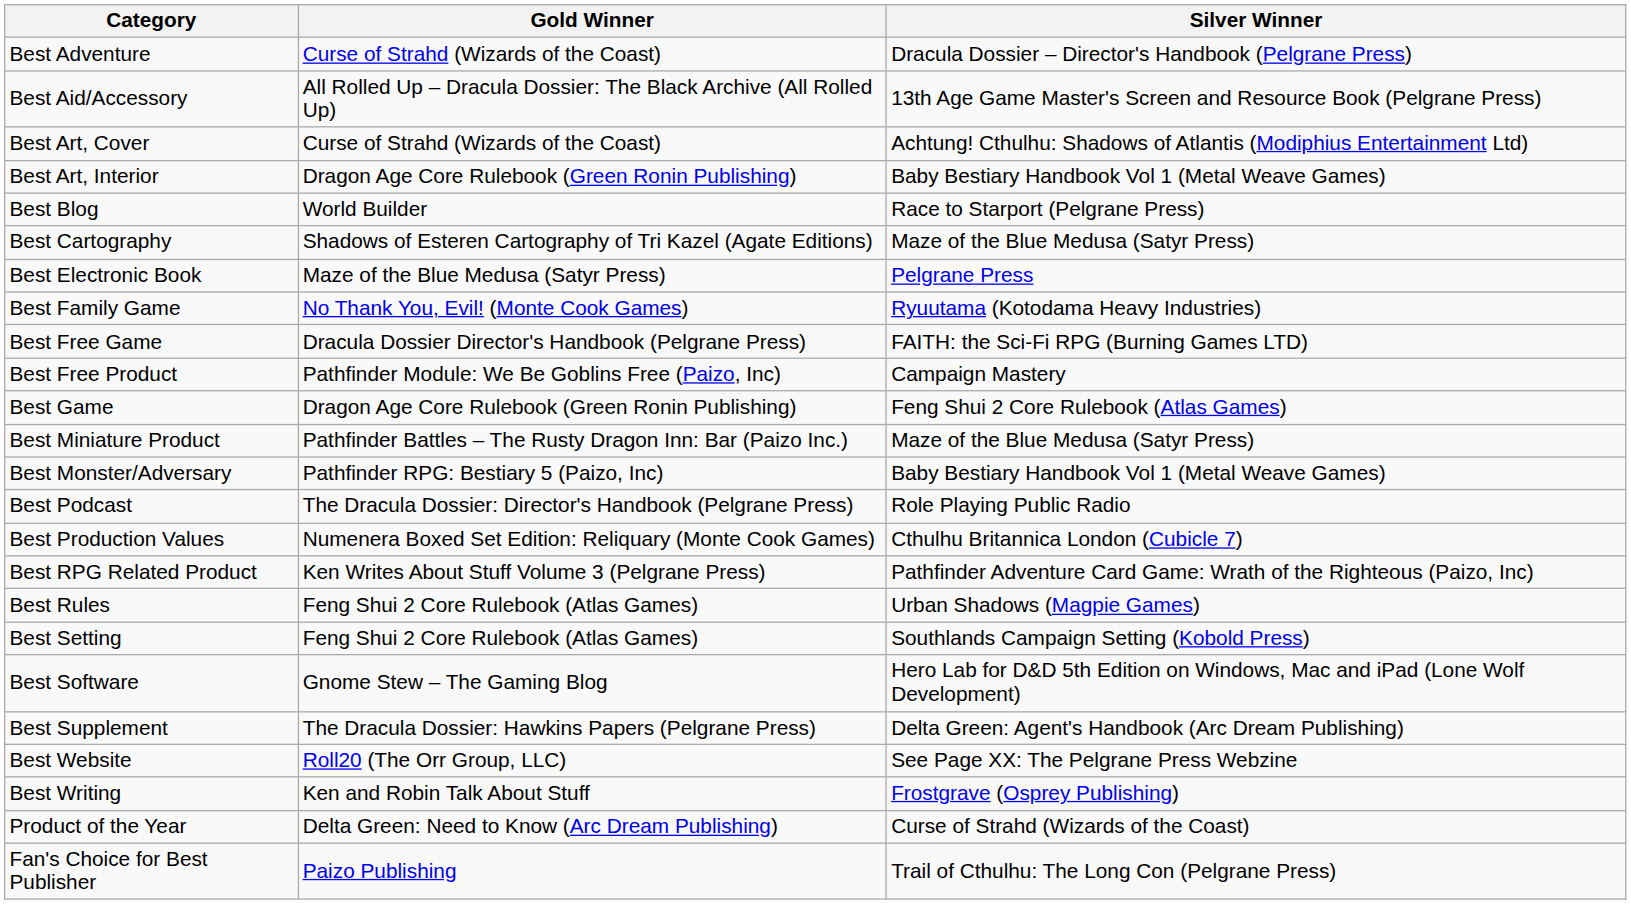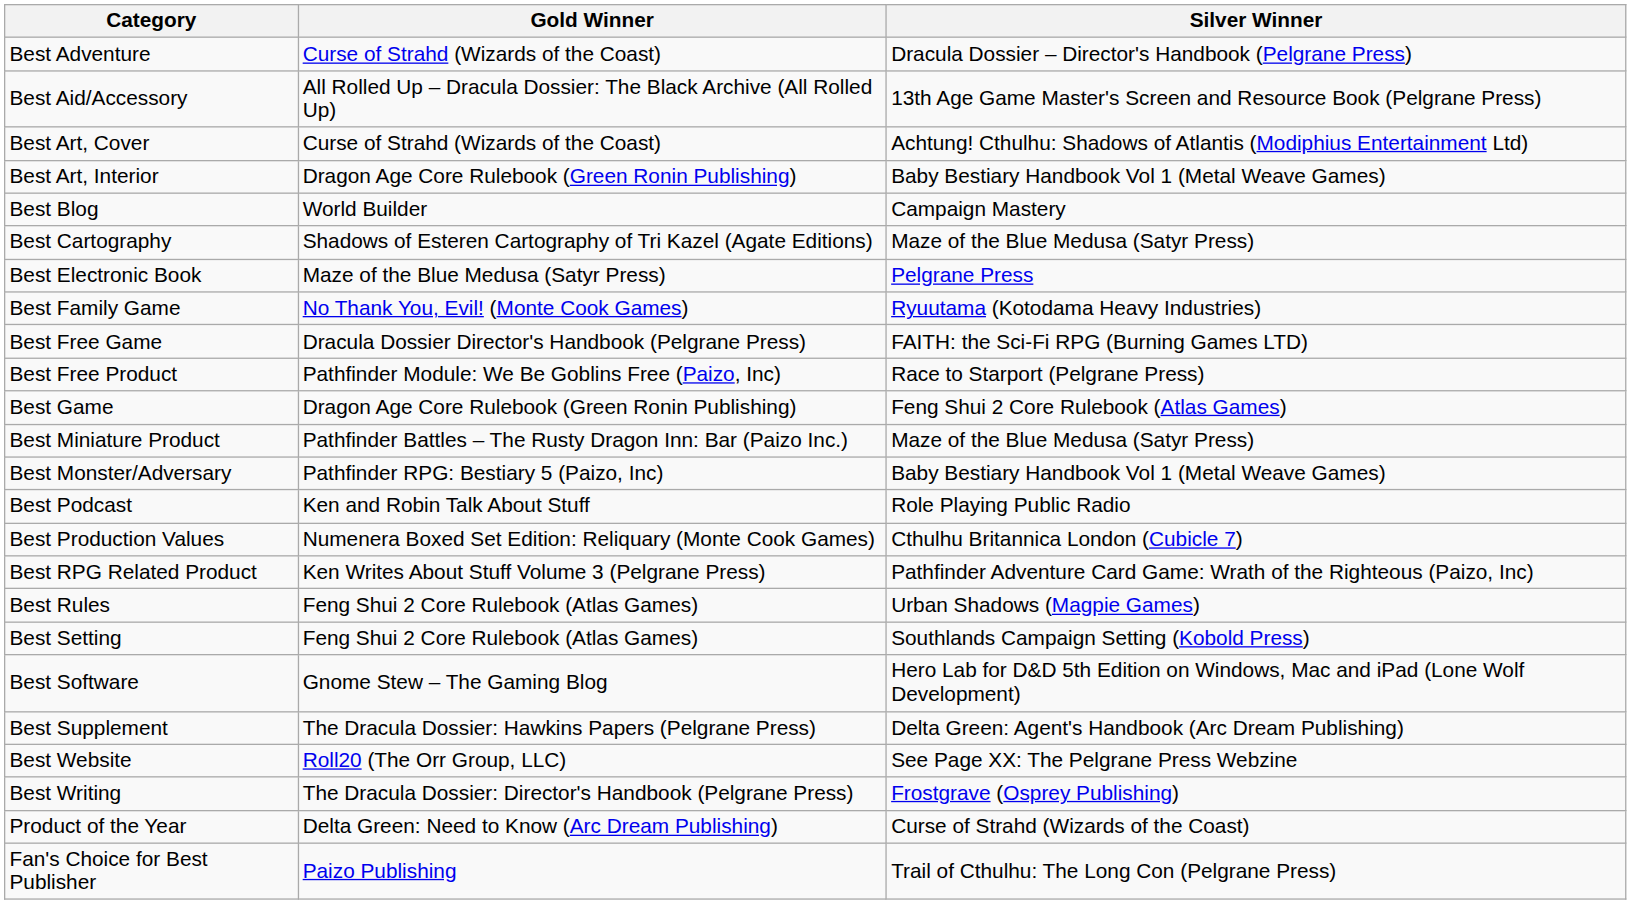(1048, 209) Race to Starport (Pelgrane Press) -> (978, 209) Campaign Mastery
(978, 374) Campaign Mastery -> (1048, 374) Race to Starport (Pelgrane Press)
(578, 506) The Dracula Dossier: Director's Handbook (Pelgrane Press) -> (446, 506) Ken and Robin Talk About Stuff
(446, 793) Ken and Robin Talk About Stuff -> (578, 793) The Dracula Dossier: Director's Handbook (Pelgrane Press)
